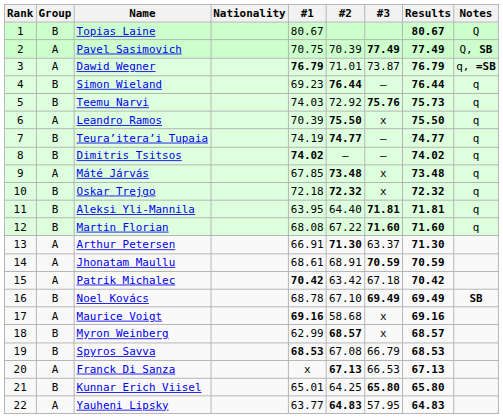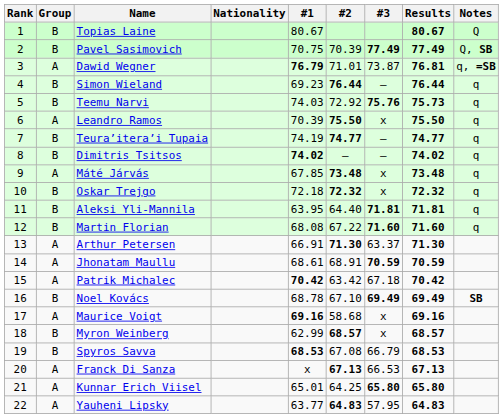(55, 49) A -> (55, 49) B
(428, 67) 76.79 -> (428, 67) 76.81
(55, 387) B -> (55, 387) A
